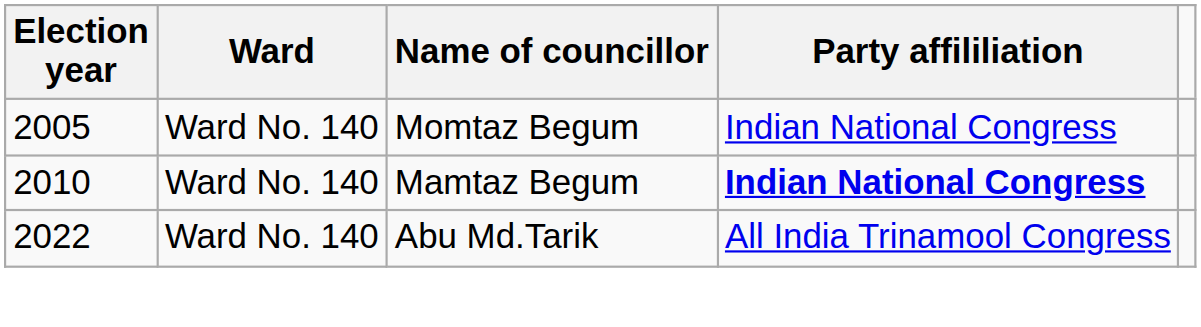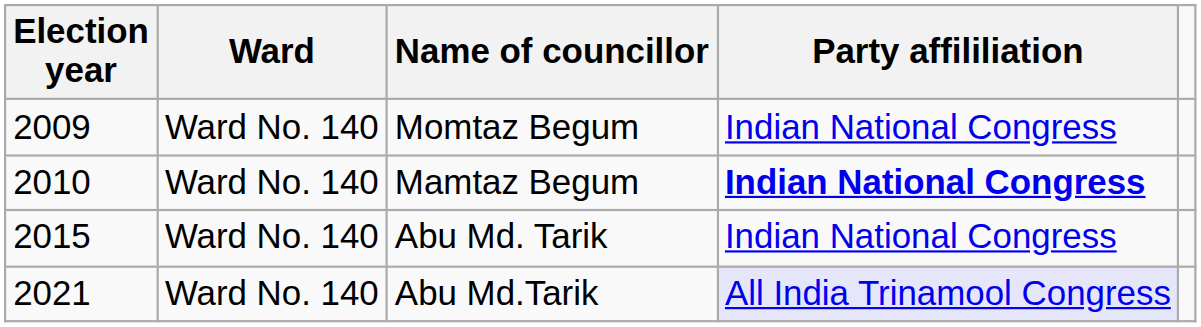(52, 126) 2005 -> (52, 126) 2009
+ row: (501, 237)
(52, 237) 2022 -> (52, 292) 2021
(948, 237) no background -> (948, 292) lavender background
